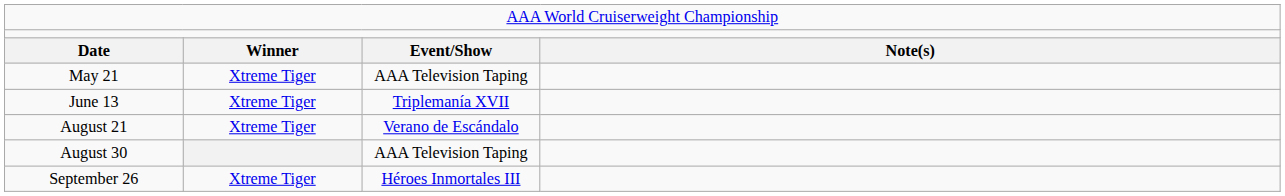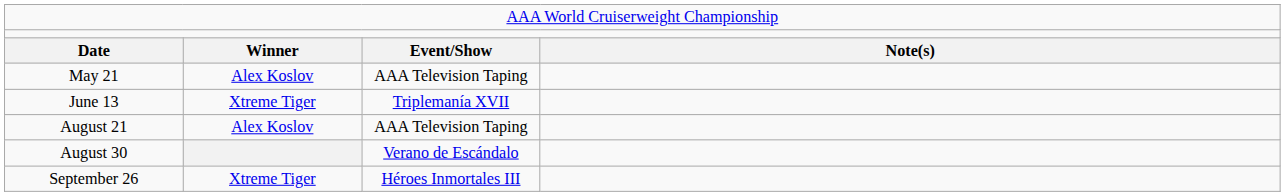(272, 76) Xtreme Tiger -> (272, 76) Alex Koslov
(272, 127) Xtreme Tiger -> (272, 127) Alex Koslov
(451, 127) Verano de Escándalo -> (451, 127) AAA Television Taping
(451, 152) AAA Television Taping -> (451, 152) Verano de Escándalo
